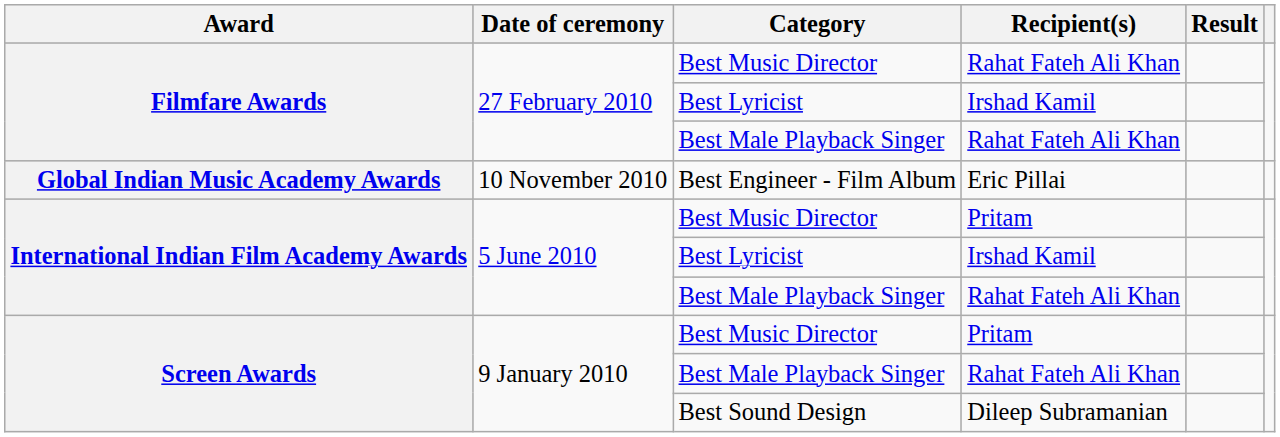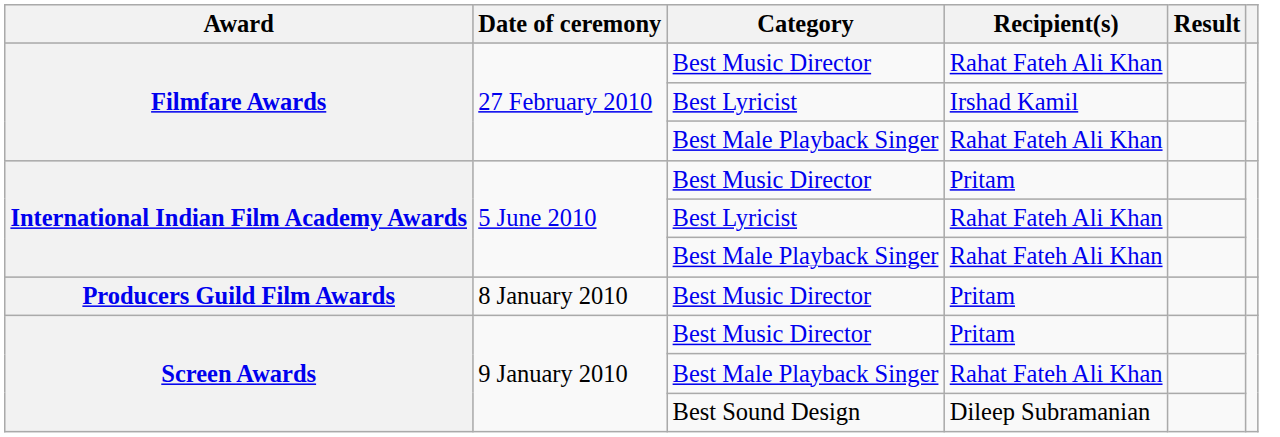- row: (239, 179)
(1032, 256) Irshad Kamil -> (1056, 218) Rahat Fateh Ali Khan
+ row: (239, 295)
